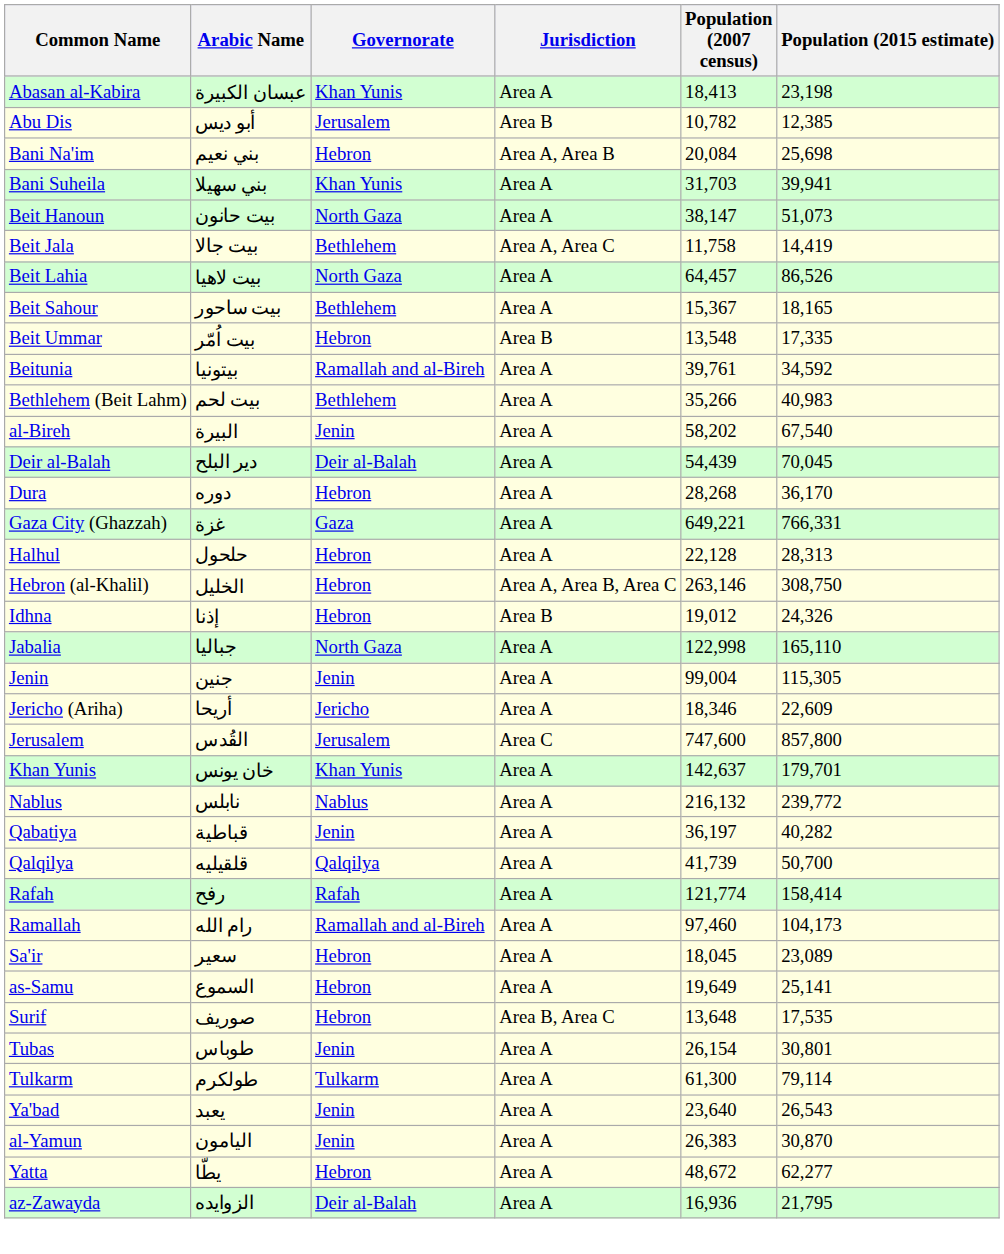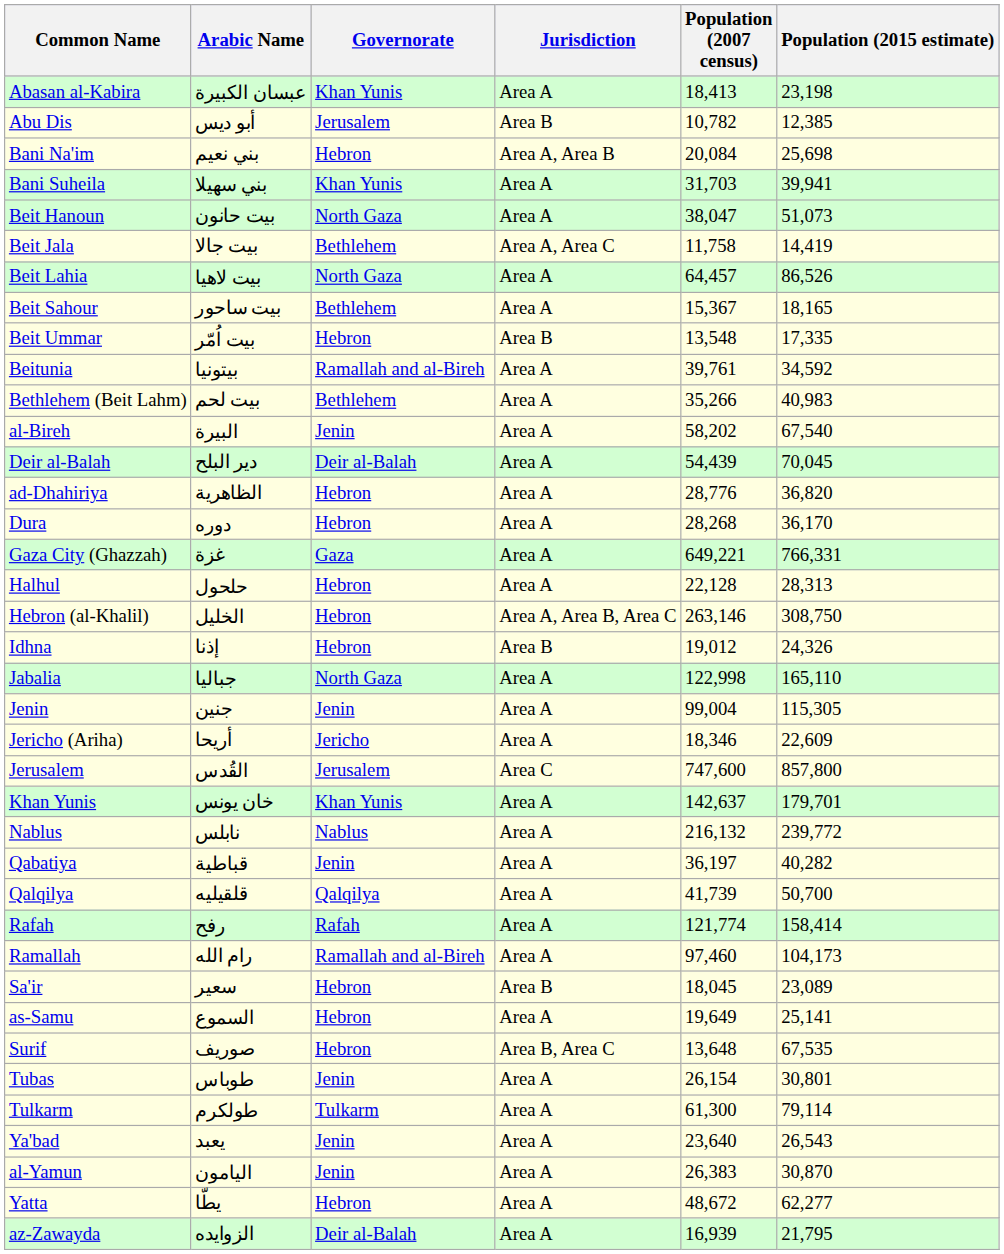(711, 215) 38,147 -> (711, 215) 38,047
+ row: (58, 492)
(526, 955) Area A -> (526, 986) Area B
(807, 1017) 17,535 -> (807, 1048) 67,535
(711, 1202) 16,936 -> (711, 1233) 16,939
